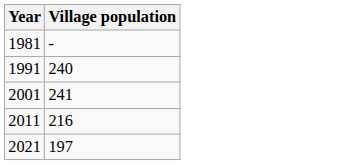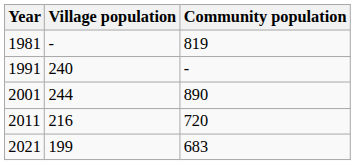+ column: (265, 17)
(61, 95) 241 -> (61, 95) 244
(61, 146) 197 -> (61, 146) 199
